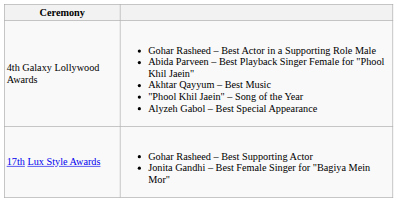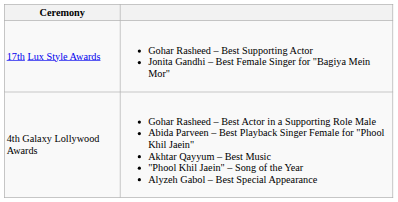rows swapped: (54, 162) <-> (53, 73)
